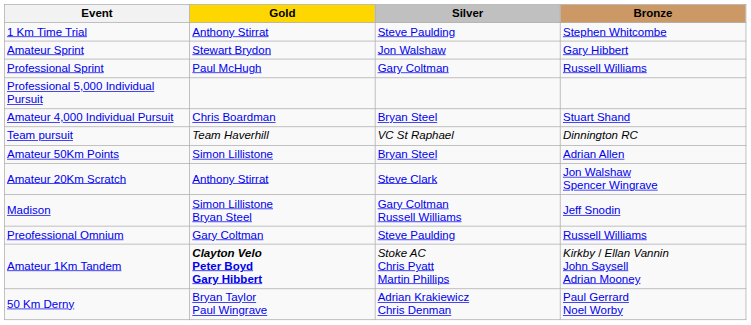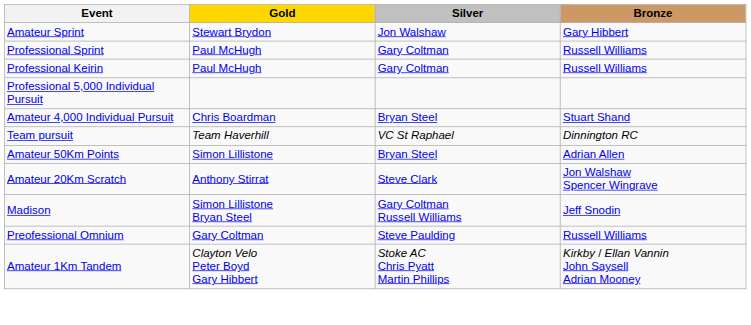- row: (47, 31)
+ row: (55, 68)
(227, 266) bold -> (225, 266) normal
- row: (41, 304)
